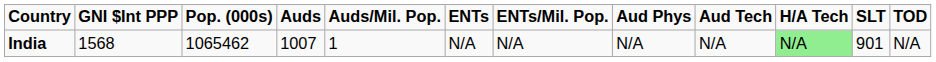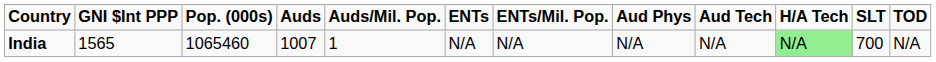(97, 43) 1568 -> (97, 43) 1565
(217, 43) 1065462 -> (217, 43) 1065460
(870, 43) 901 -> (870, 43) 700
